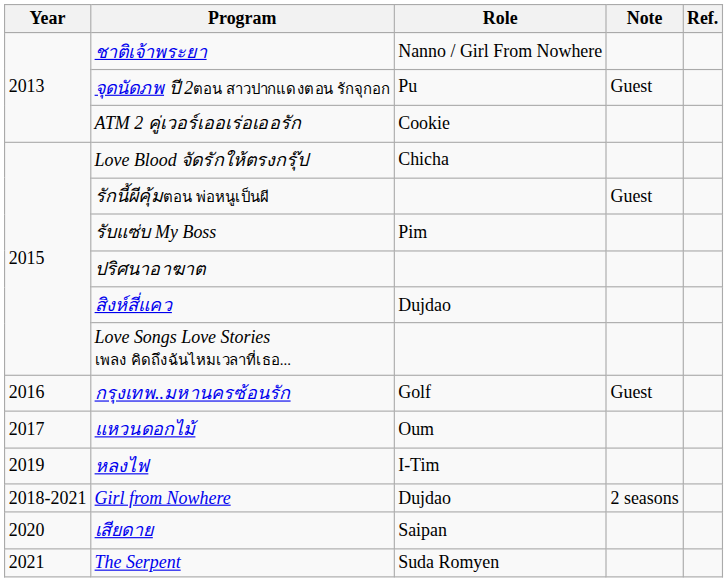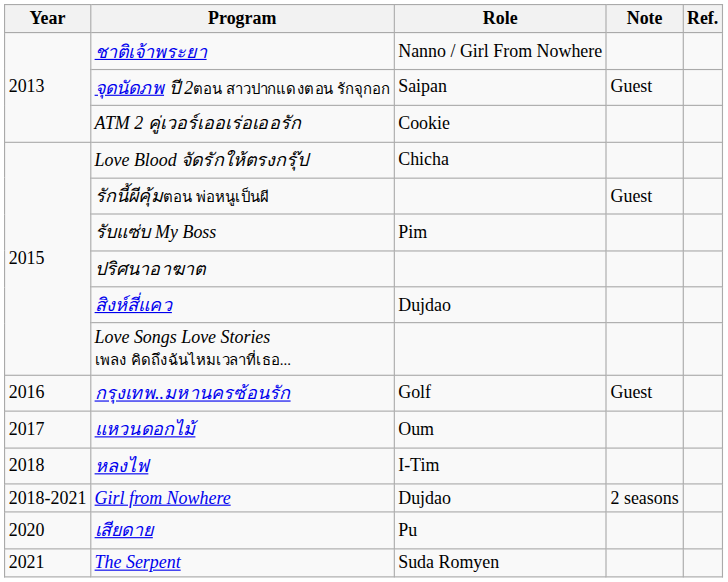(408, 87) Pu -> (423, 87) Saipan
(27, 465) 2019 -> (27, 465) 2018
(423, 530) Saipan -> (408, 530) Pu
